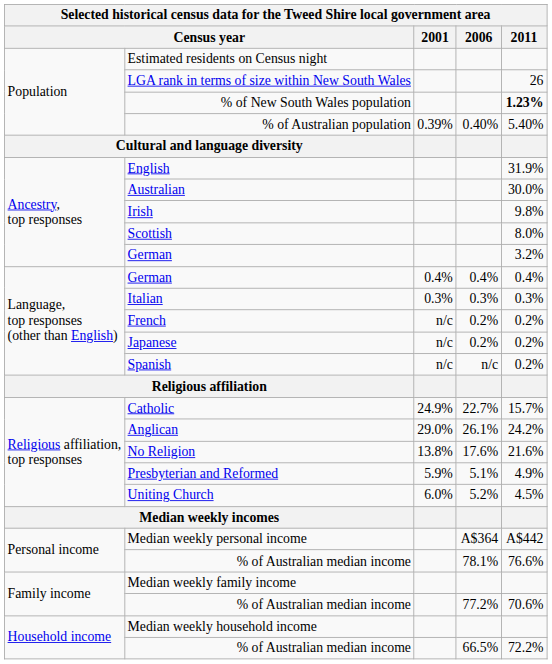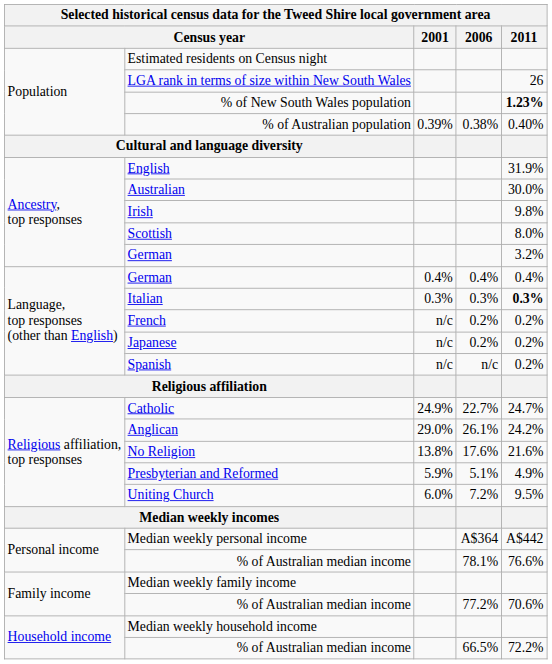(479, 124) 0.40% -> (479, 124) 0.38%
(524, 124) 5.40% -> (524, 124) 0.40%
(527, 299) normal -> (526, 299) bold
(524, 408) 15.7% -> (524, 408) 24.7%
(482, 495) 5.2% -> (482, 495) 7.2%
(527, 495) 4.5% -> (527, 495) 9.5%
